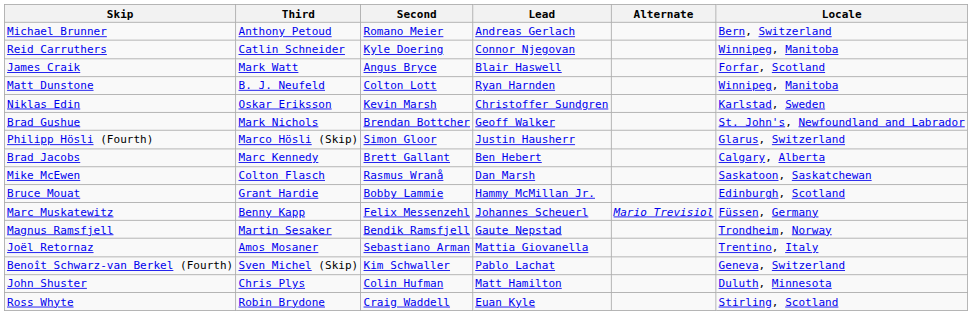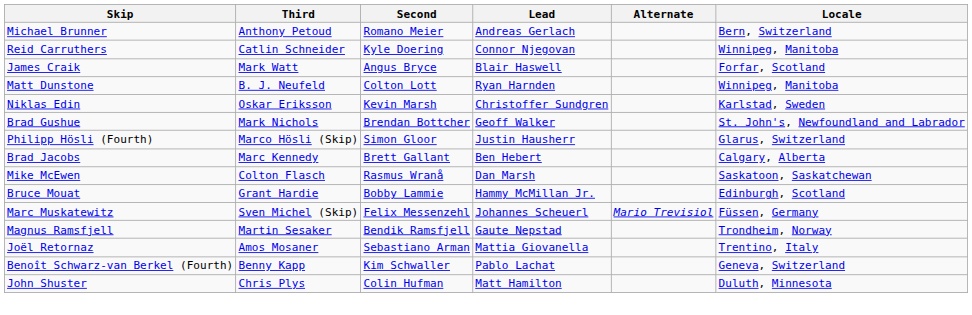(272, 212) Benny Kapp -> (298, 212) Sven Michel (Skip)
(298, 266) Sven Michel (Skip) -> (272, 266) Benny Kapp
- row: (40, 302)
